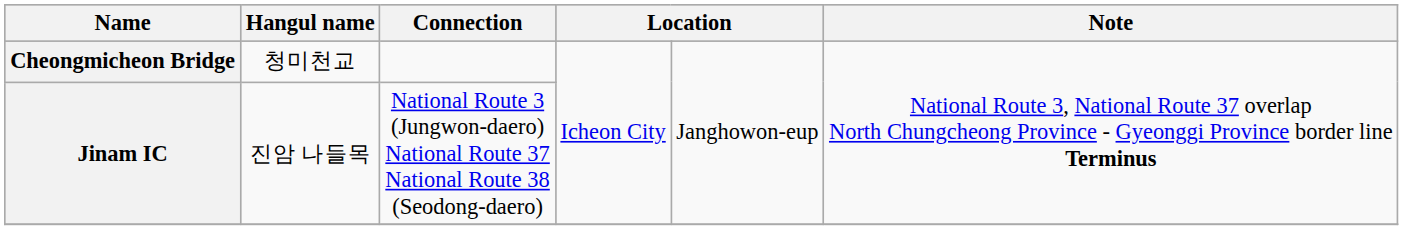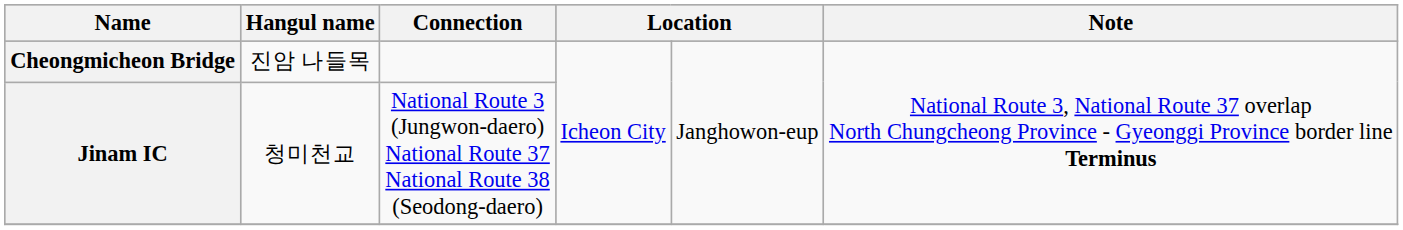(310, 61) 청미천교 -> (310, 61) 진암 나들목
(310, 152) 진암 나들목 -> (310, 152) 청미천교
